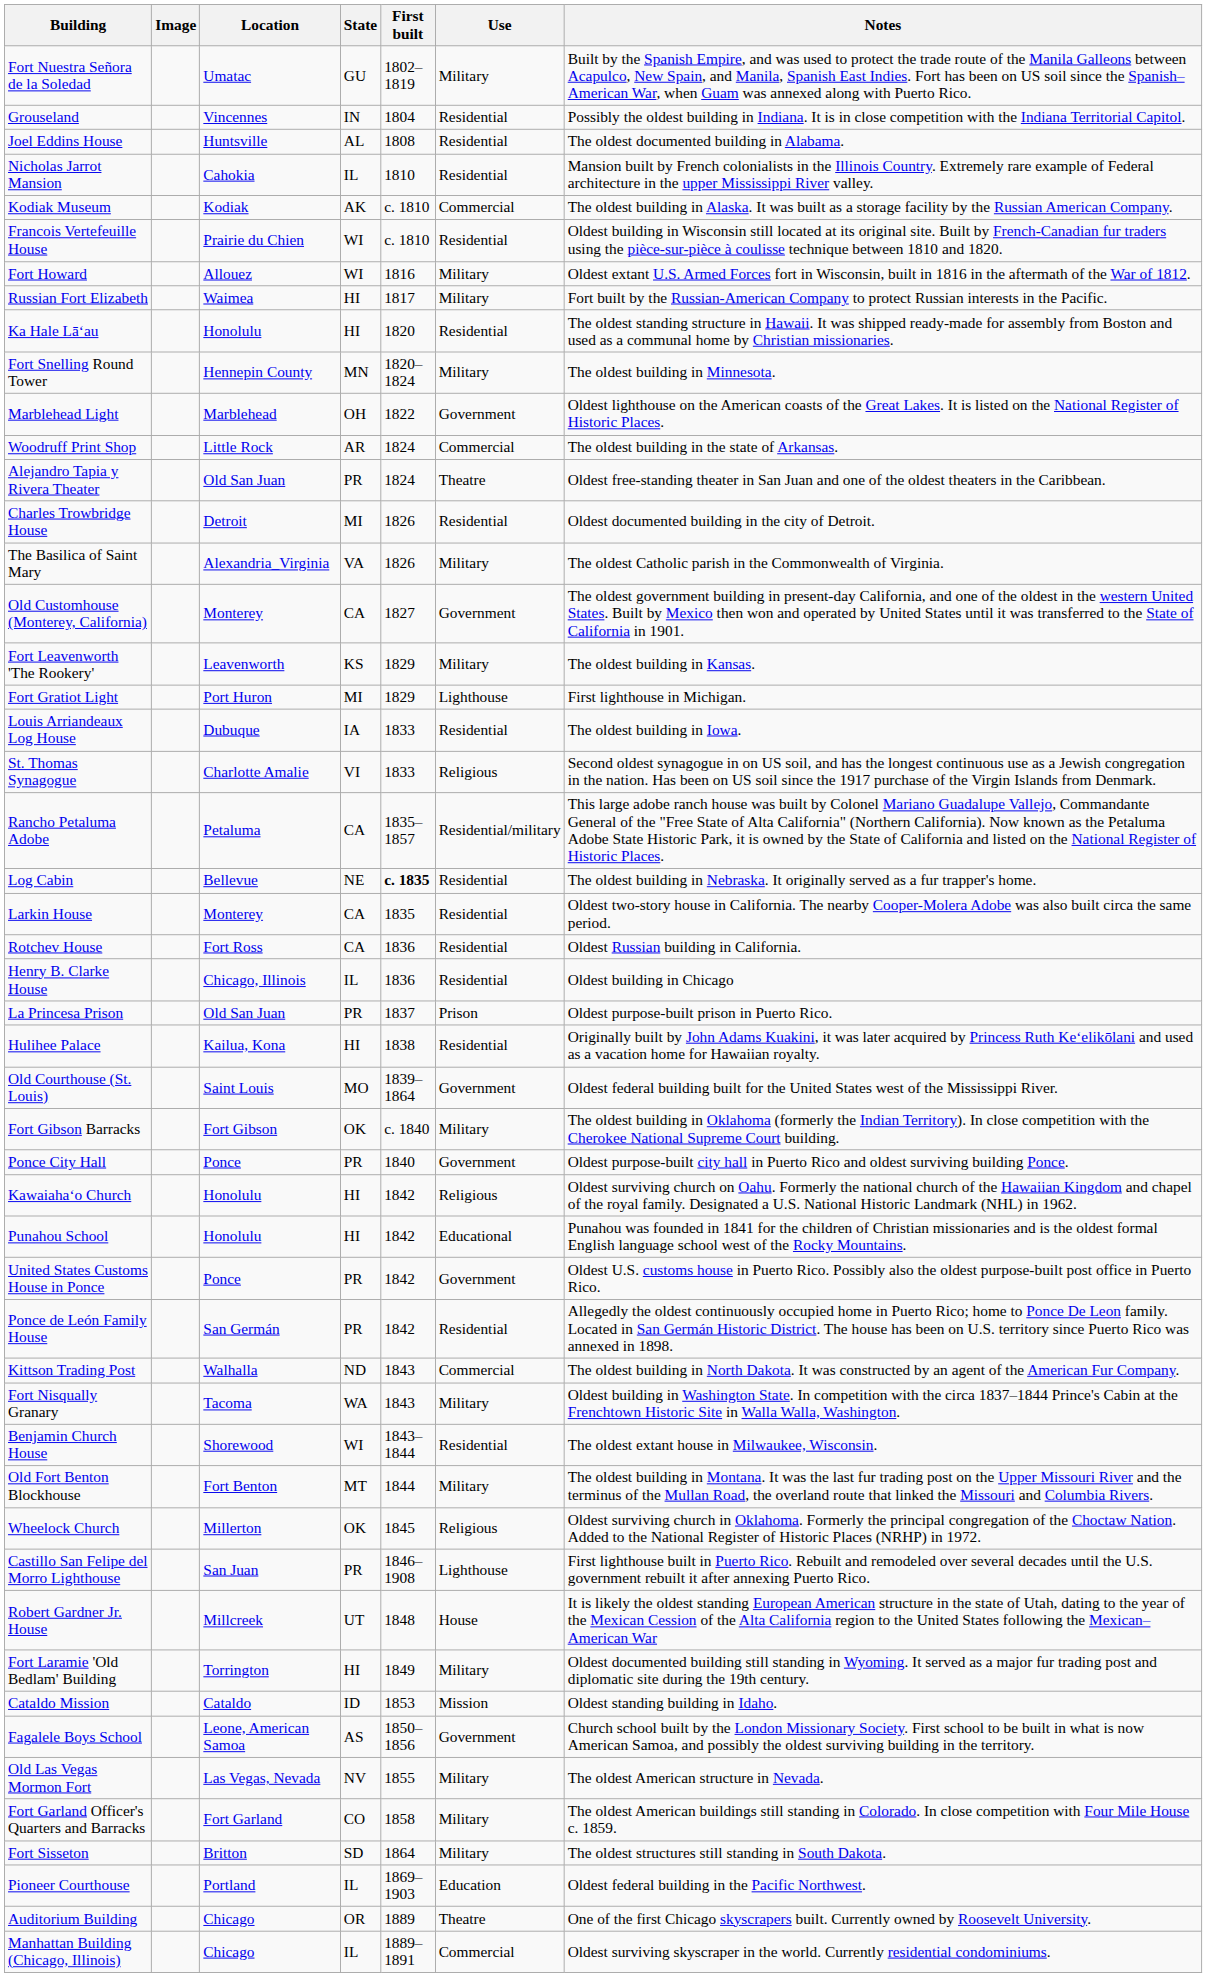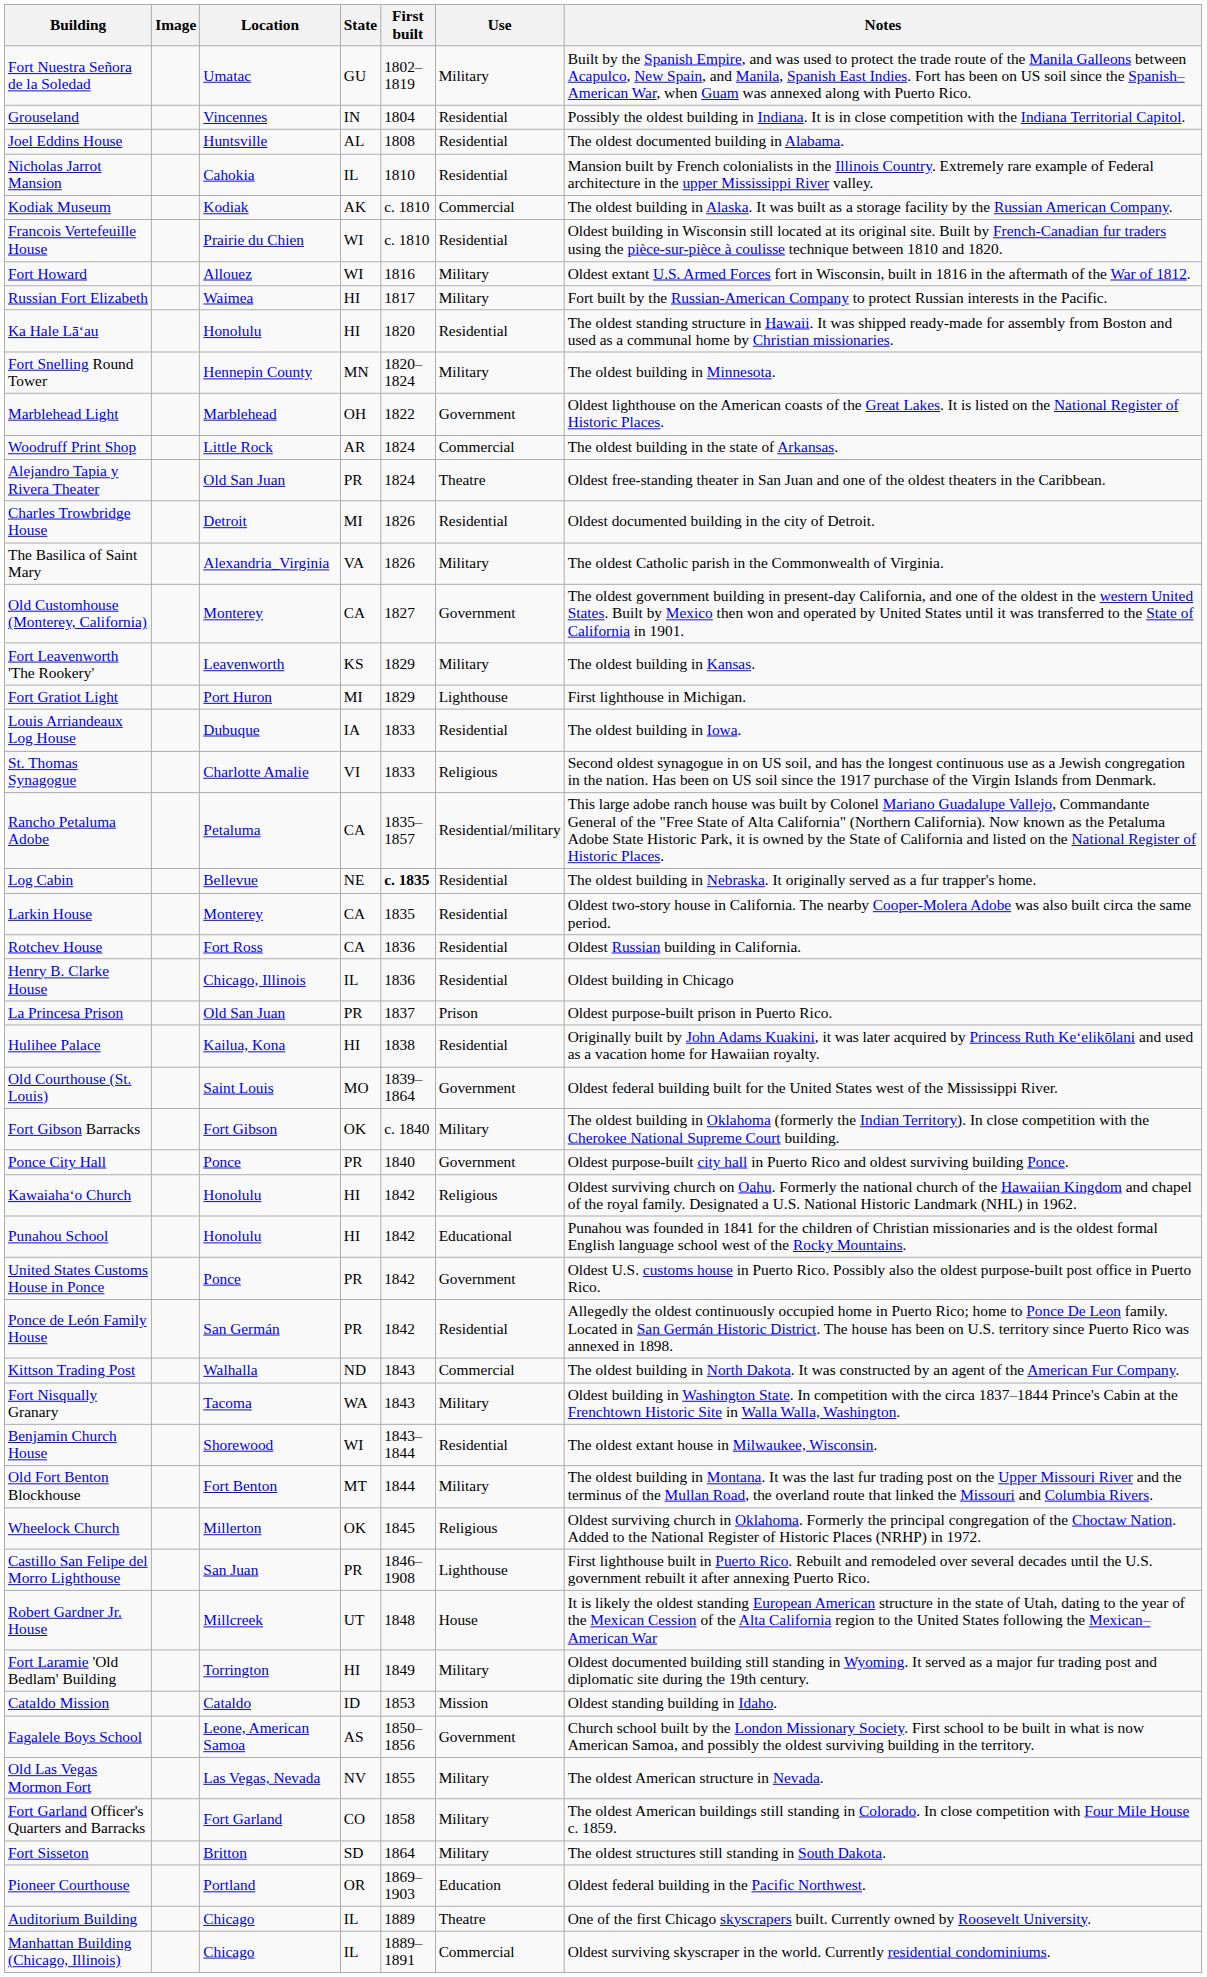(351, 1885) IL -> (354, 1885) OR
(354, 1918) OR -> (351, 1918) IL
